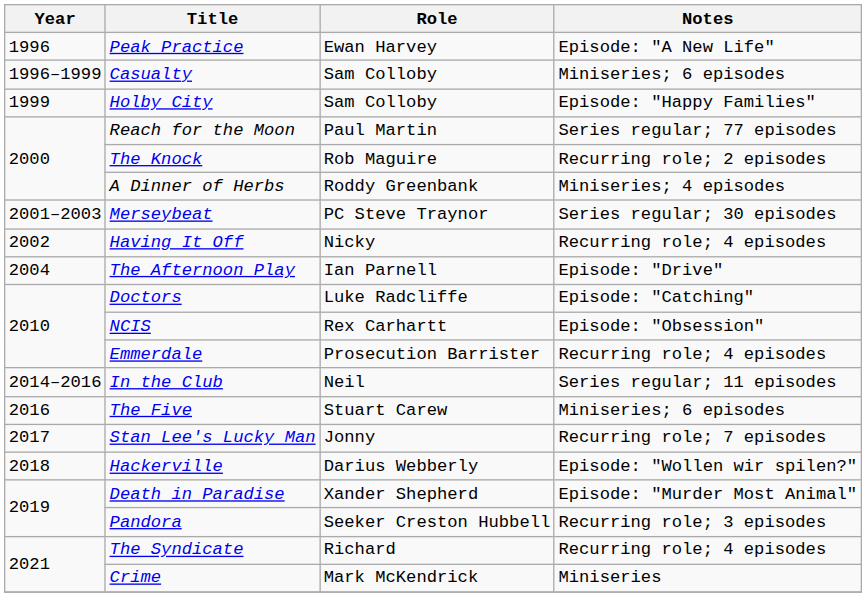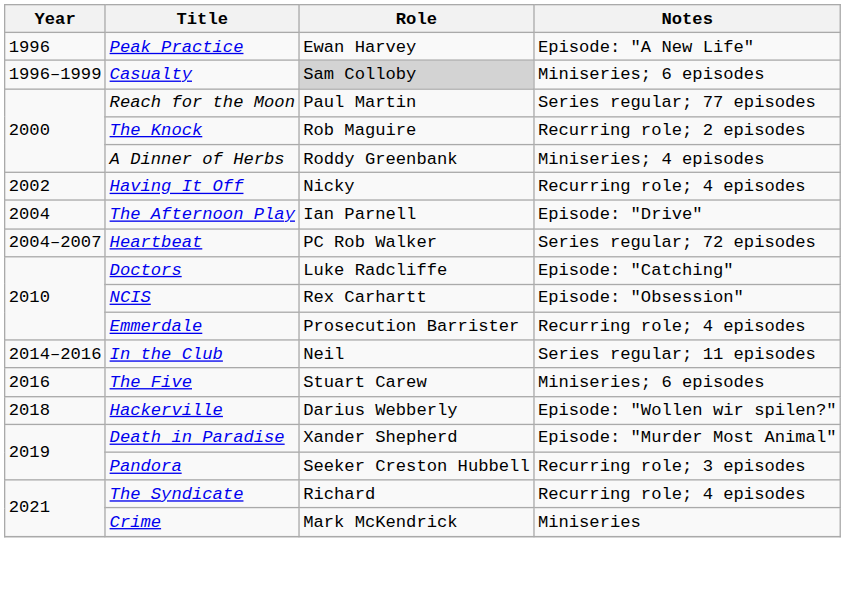(380, 75) no background -> (360, 75) lightgrey background
- row: (161, 103)
- row: (161, 214)
+ row: (156, 242)
- row: (213, 438)
